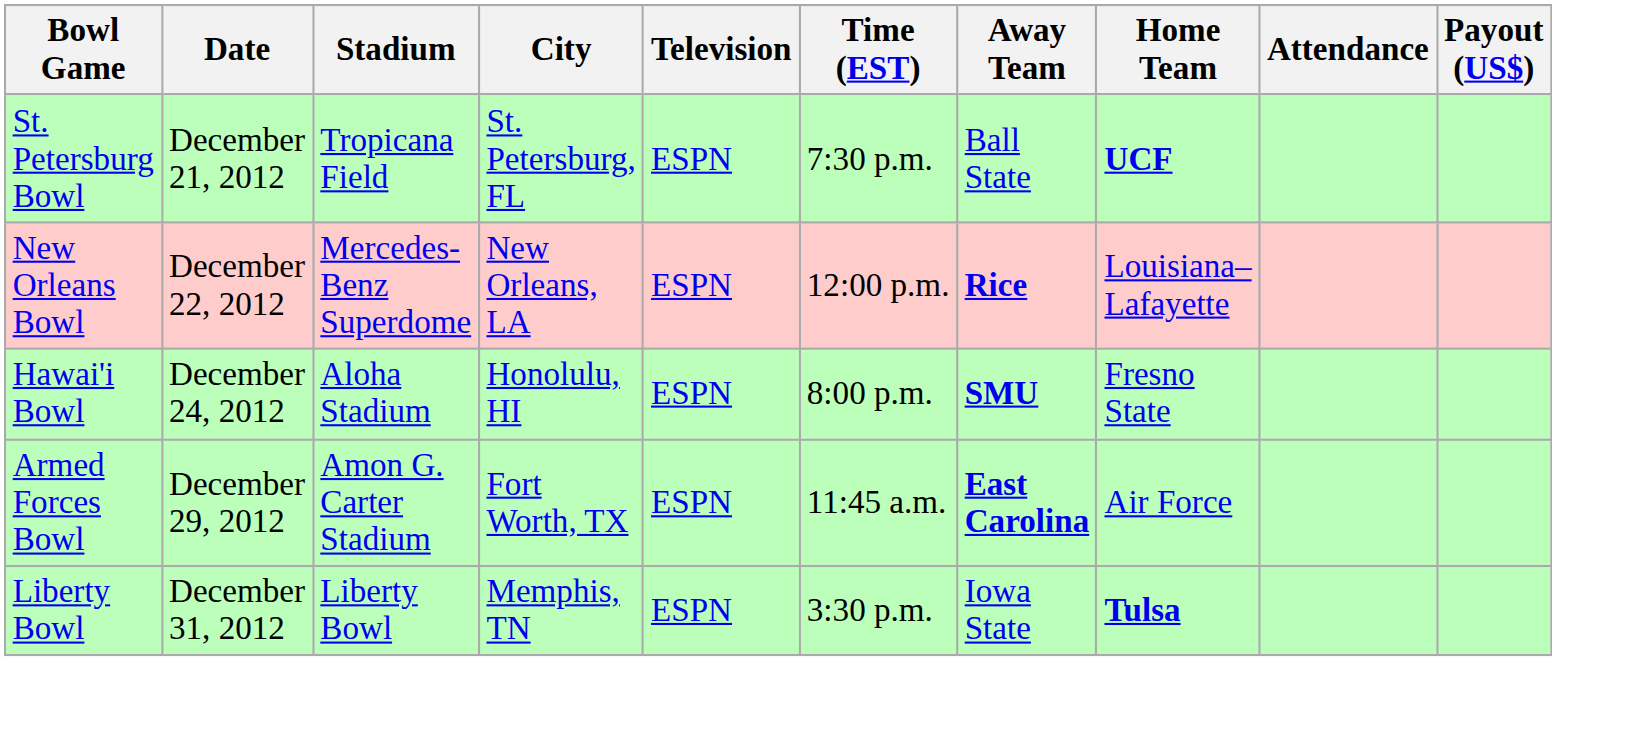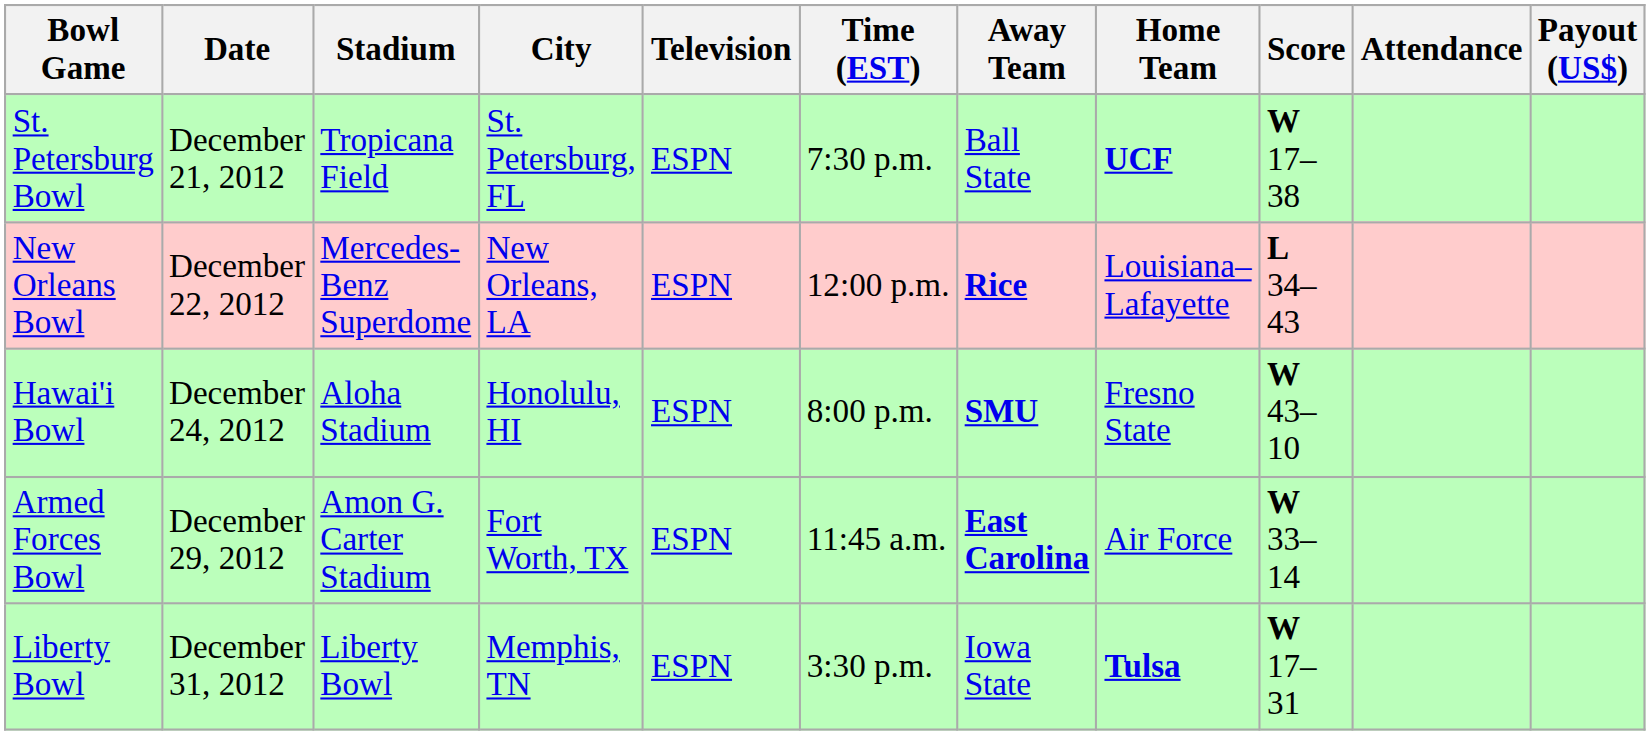+ column: (1306, 49)
